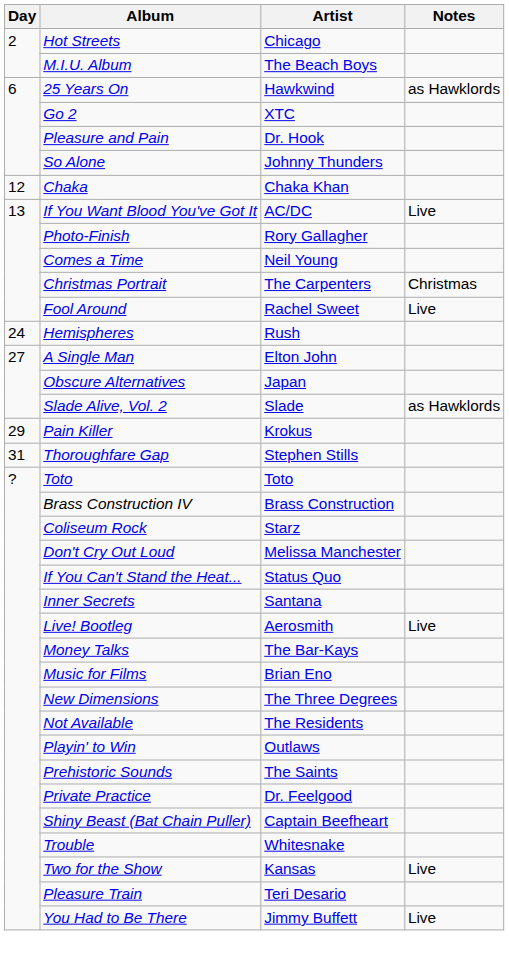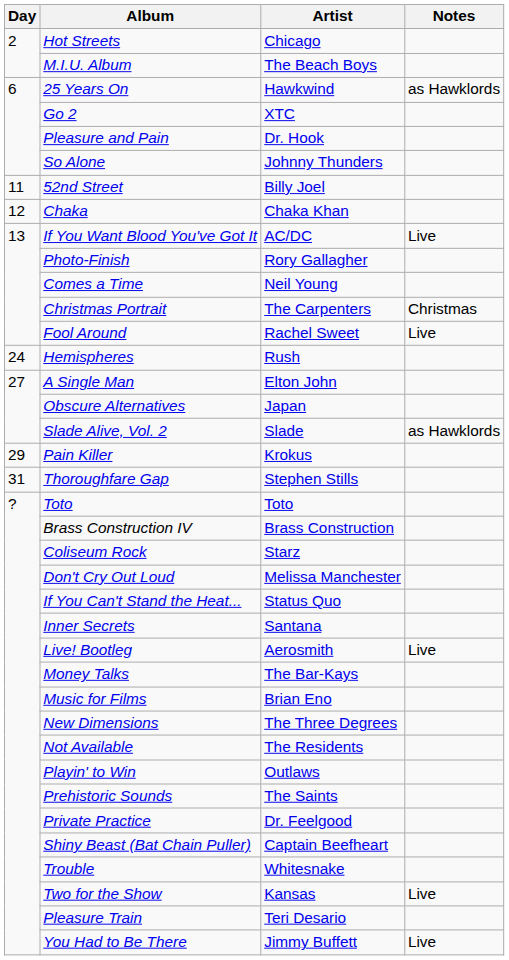+ row: (83, 187)
